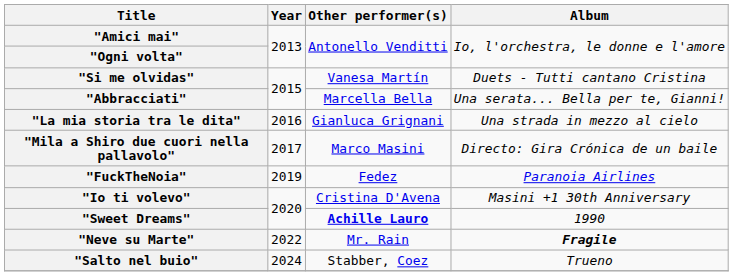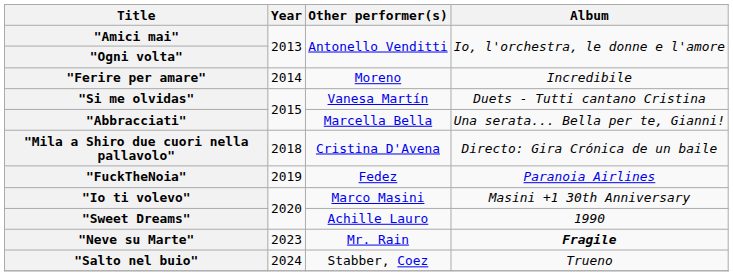+ row: (136, 78)
- row: (136, 120)
(287, 148) 2017 -> (287, 148) 2018
(378, 148) Marco Masini -> (378, 148) Cristina D'Avena
(378, 198) Cristina D'Avena -> (378, 198) Marco Masini
(378, 219) bold -> (378, 219) normal
(287, 240) 2022 -> (287, 240) 2023
